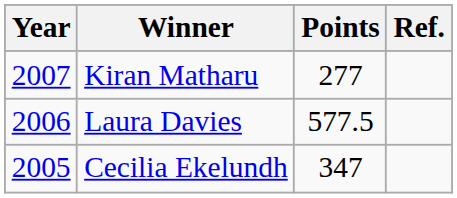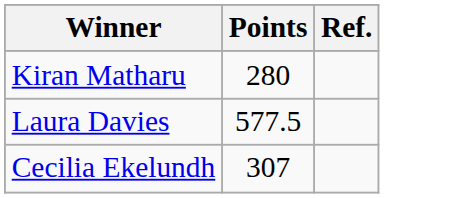- column: (41, 27)
(341, 74) 277 -> (268, 74) 280
(341, 167) 347 -> (268, 167) 307
